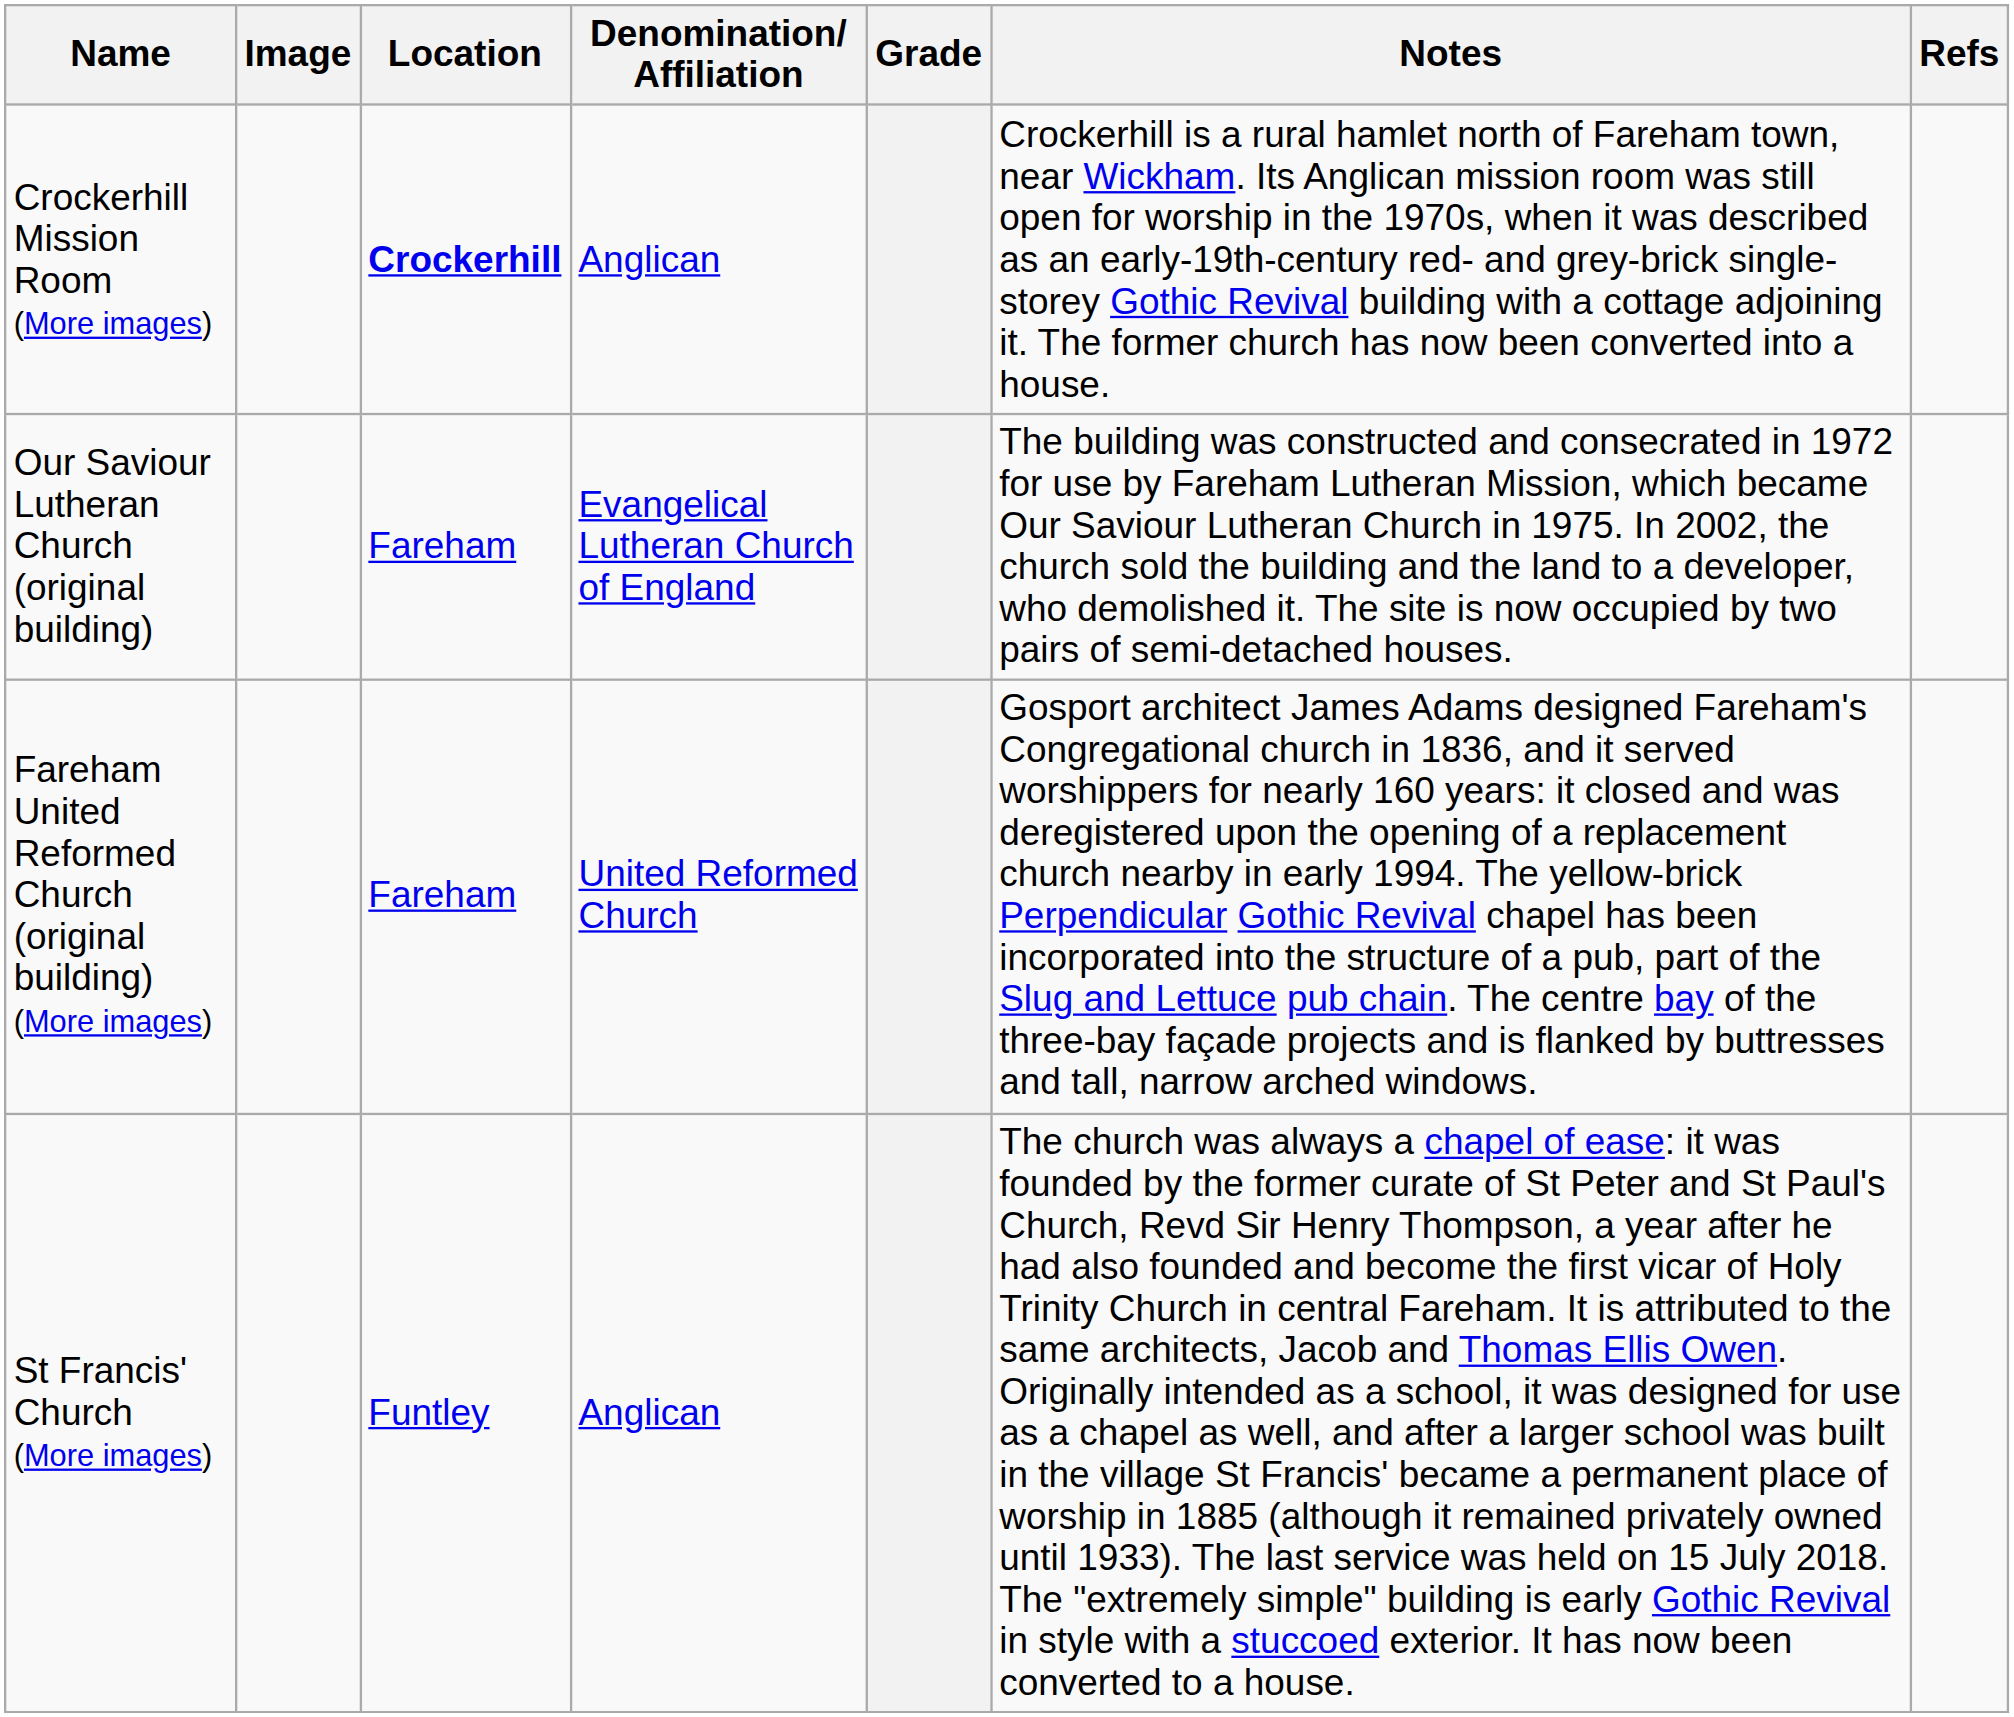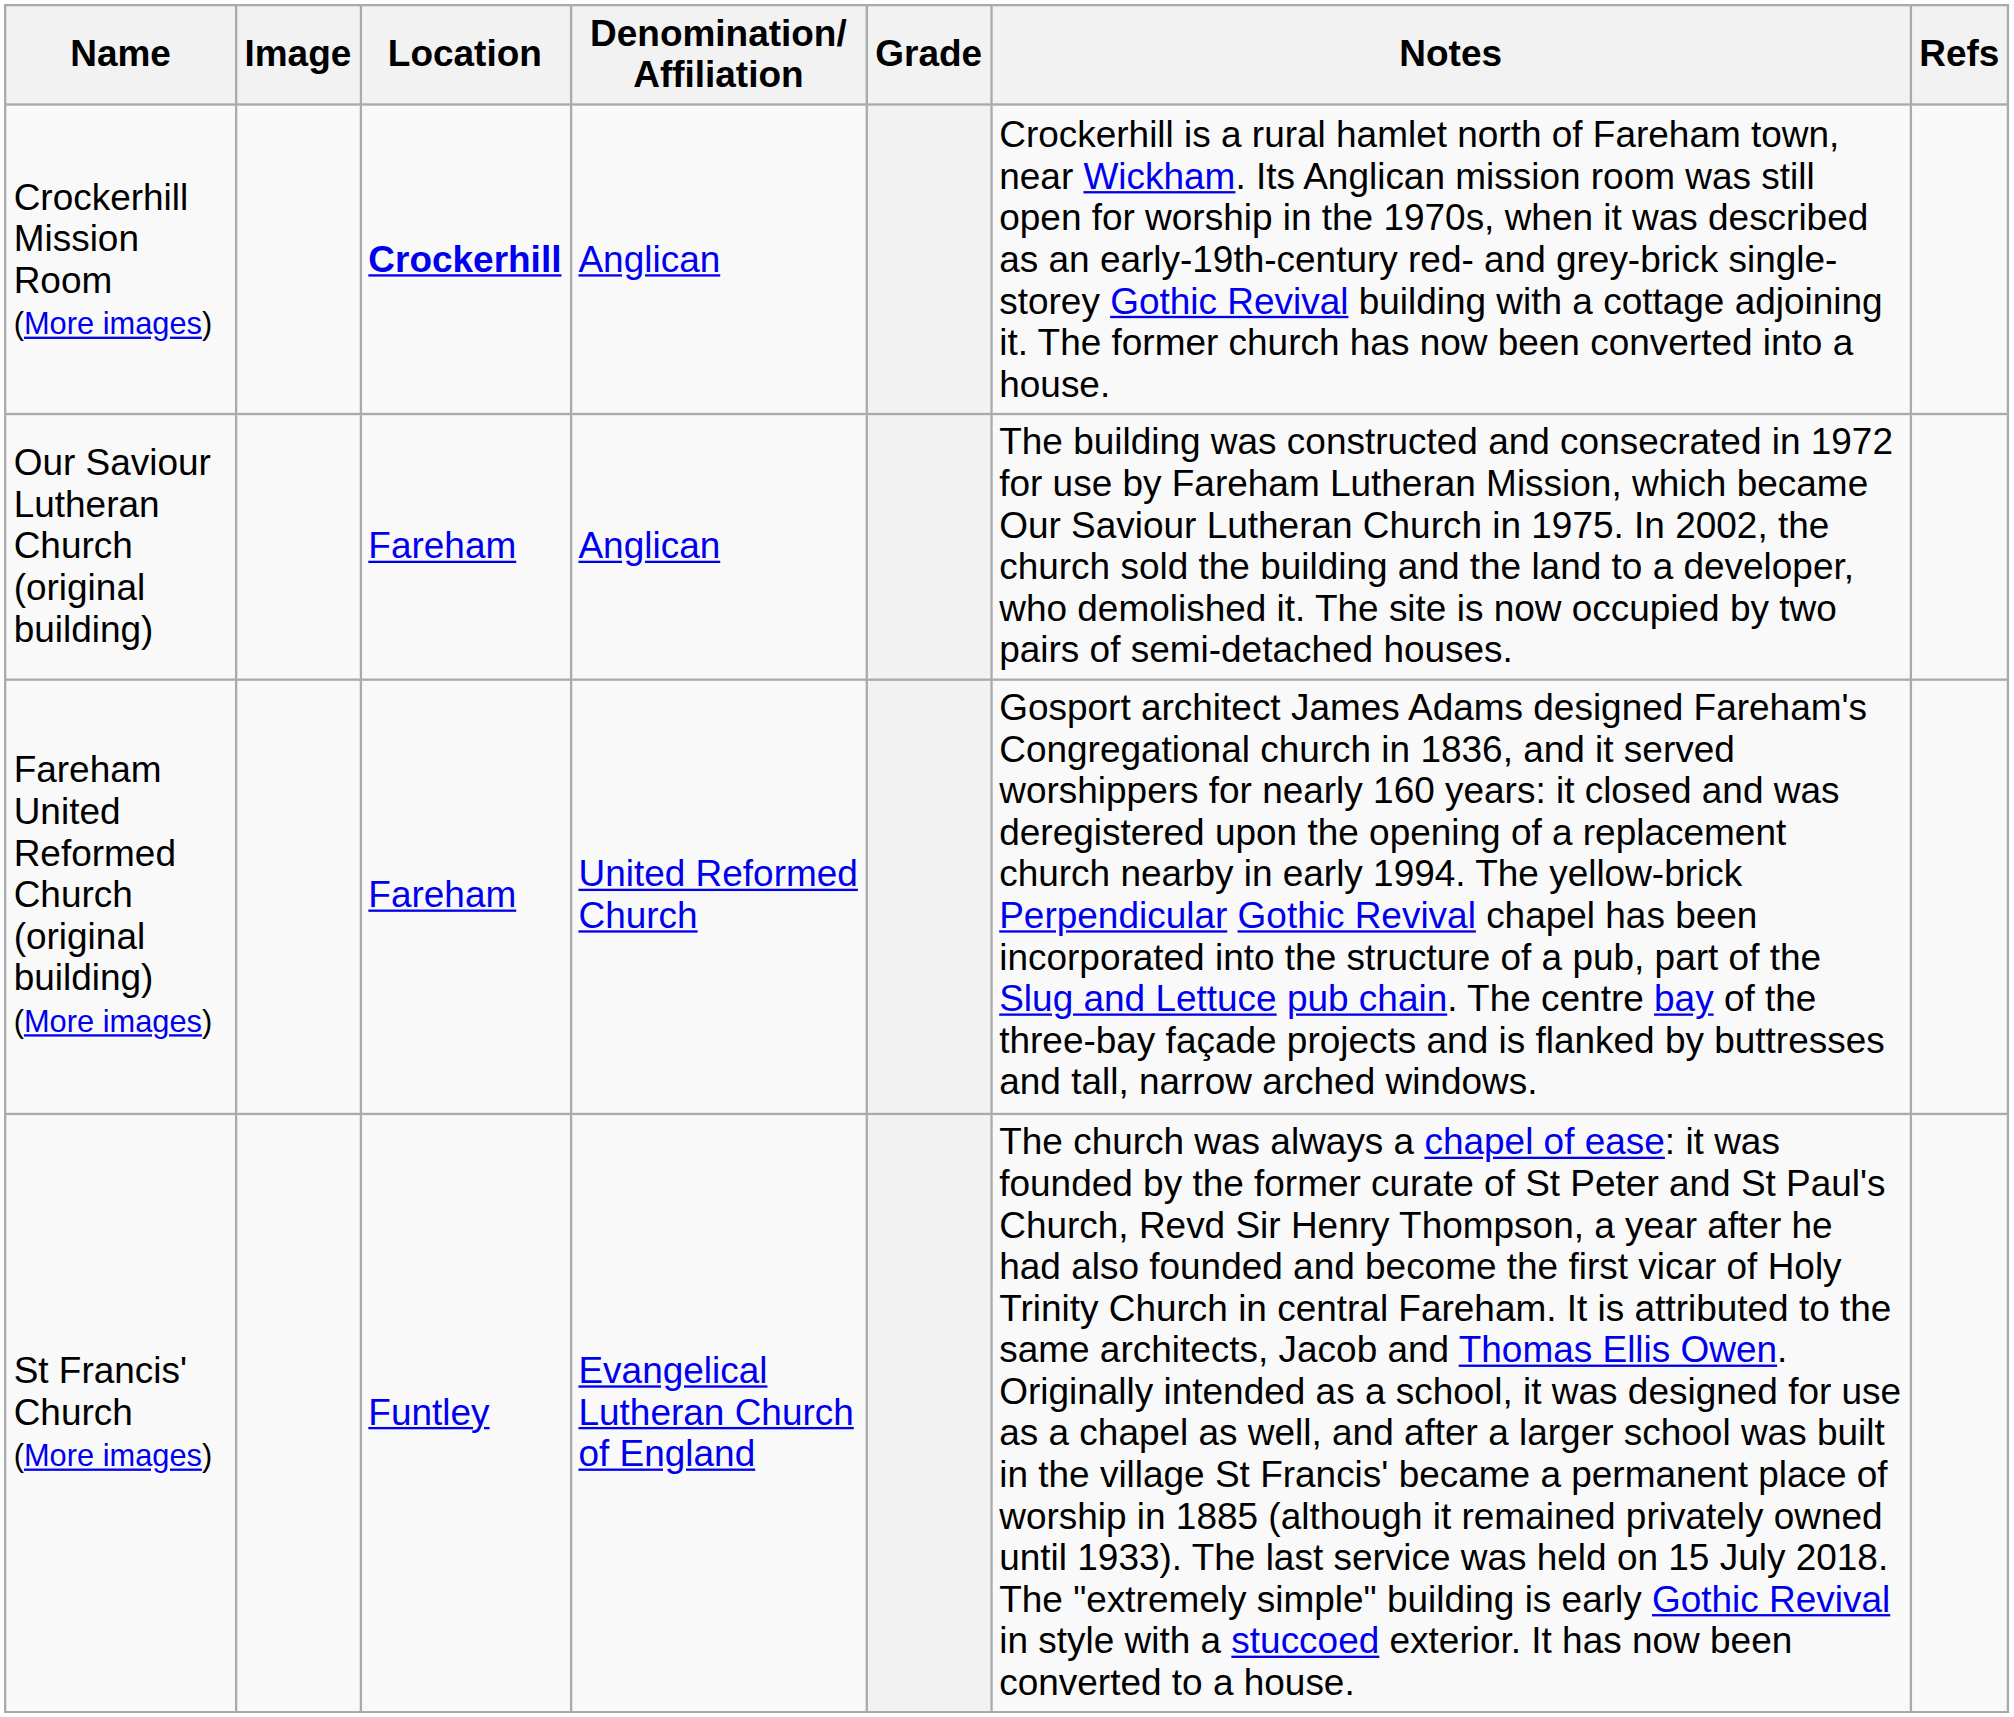(716, 546) Evangelical Lutheran Church of England -> (649, 546) Anglican
(649, 1411) Anglican -> (716, 1411) Evangelical Lutheran Church of England
